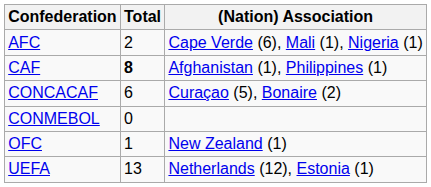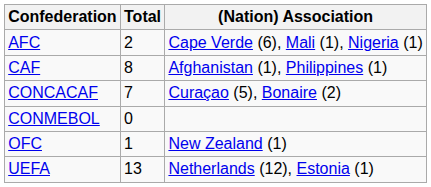(128, 67) bold -> (128, 67) normal
(128, 93) 6 -> (128, 93) 7
